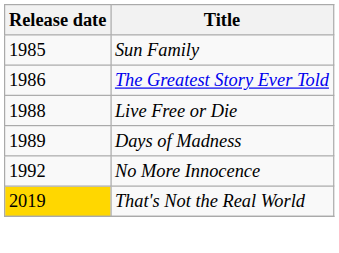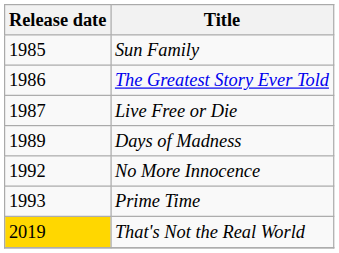(27, 110) 1988 -> (27, 110) 1987
+ row: (158, 201)
